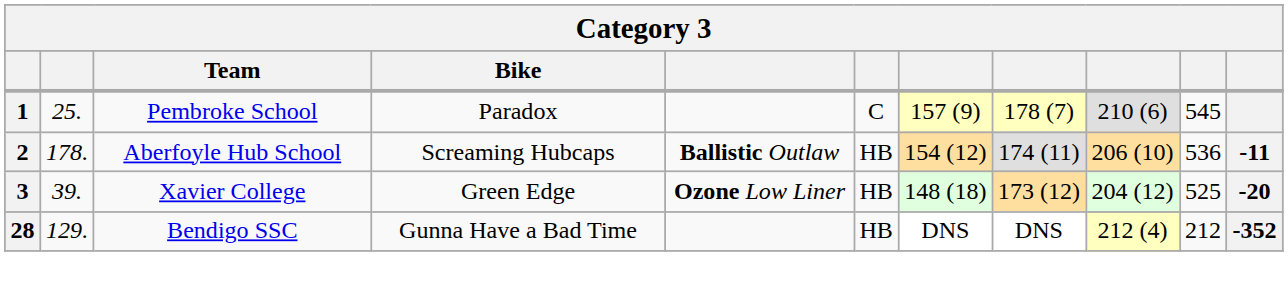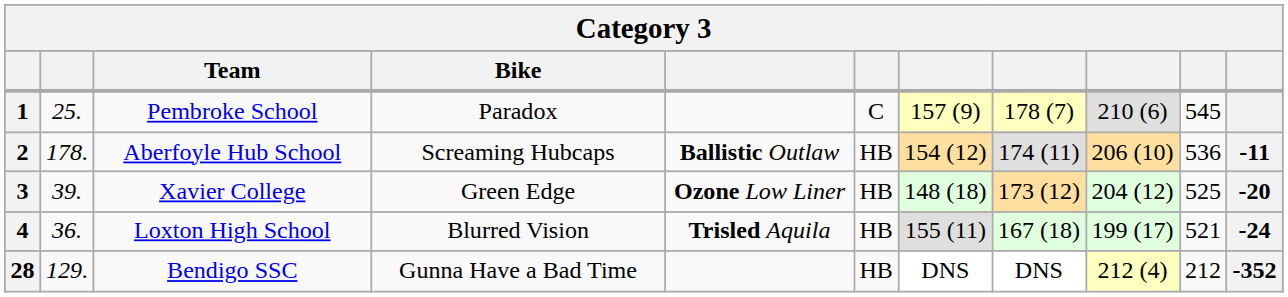+ row: (23, 230)
